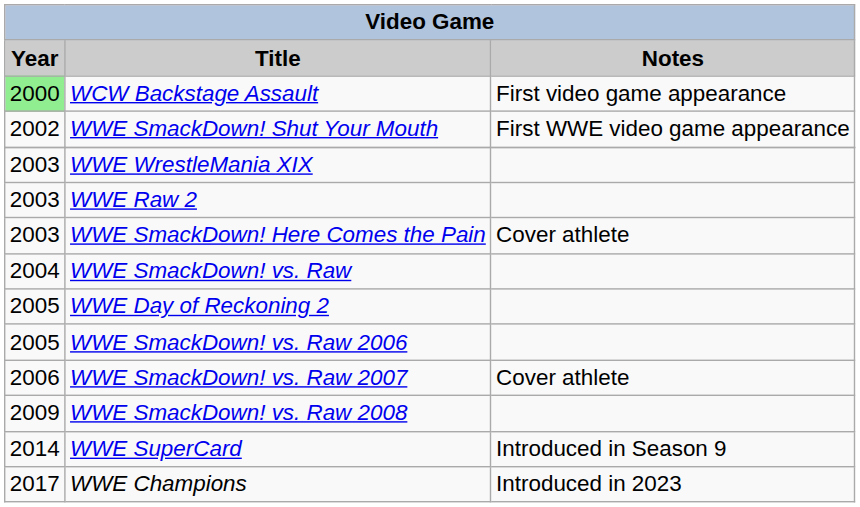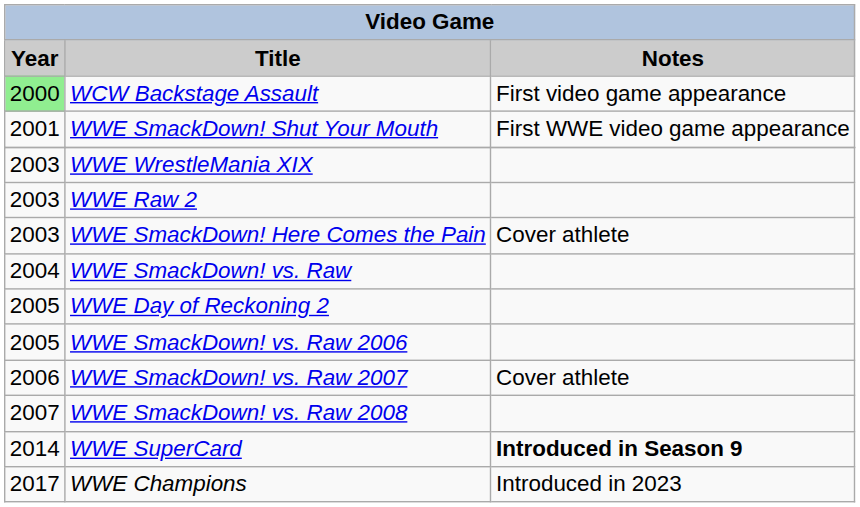(35, 128) 2002 -> (35, 128) 2001
(35, 413) 2009 -> (35, 413) 2007
(611, 448) normal -> (619, 448) bold
